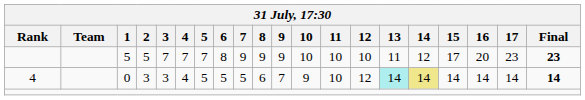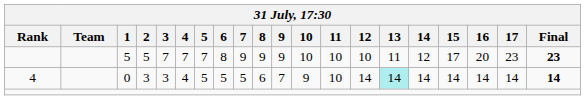(365, 78) 12 -> (365, 78) 14
(424, 78) khaki background -> (424, 78) no background
